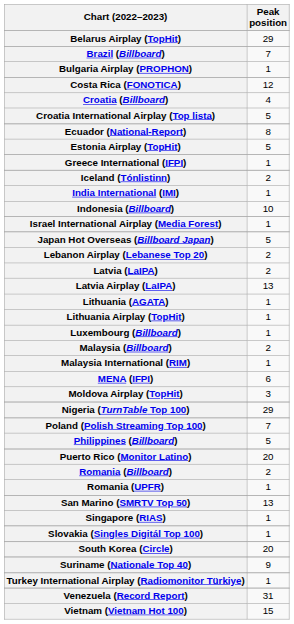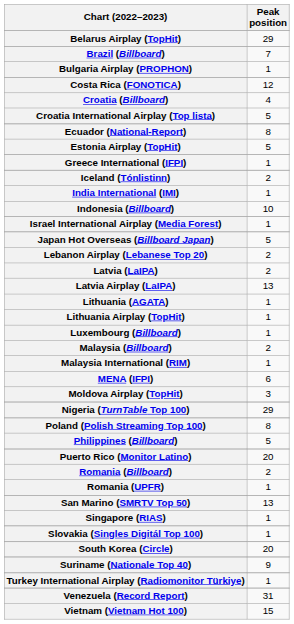(268, 425) 7 -> (268, 425) 8
